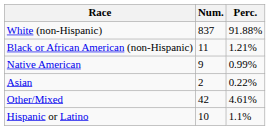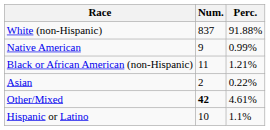rows swapped: (100, 47) <-> (44, 64)
(203, 99) normal -> (203, 99) bold
